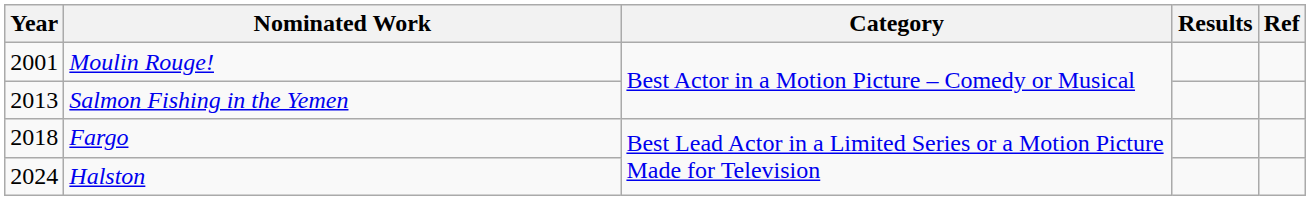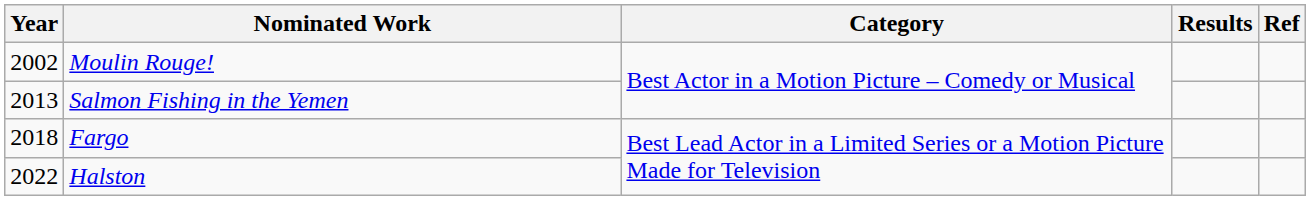(34, 61) 2001 -> (34, 61) 2002
(34, 175) 2024 -> (34, 175) 2022
